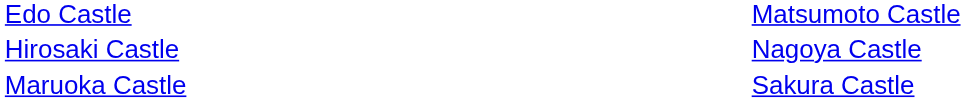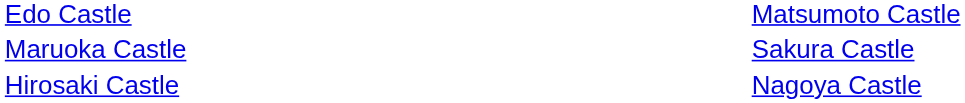rows swapped: (92, 49) <-> (96, 85)
